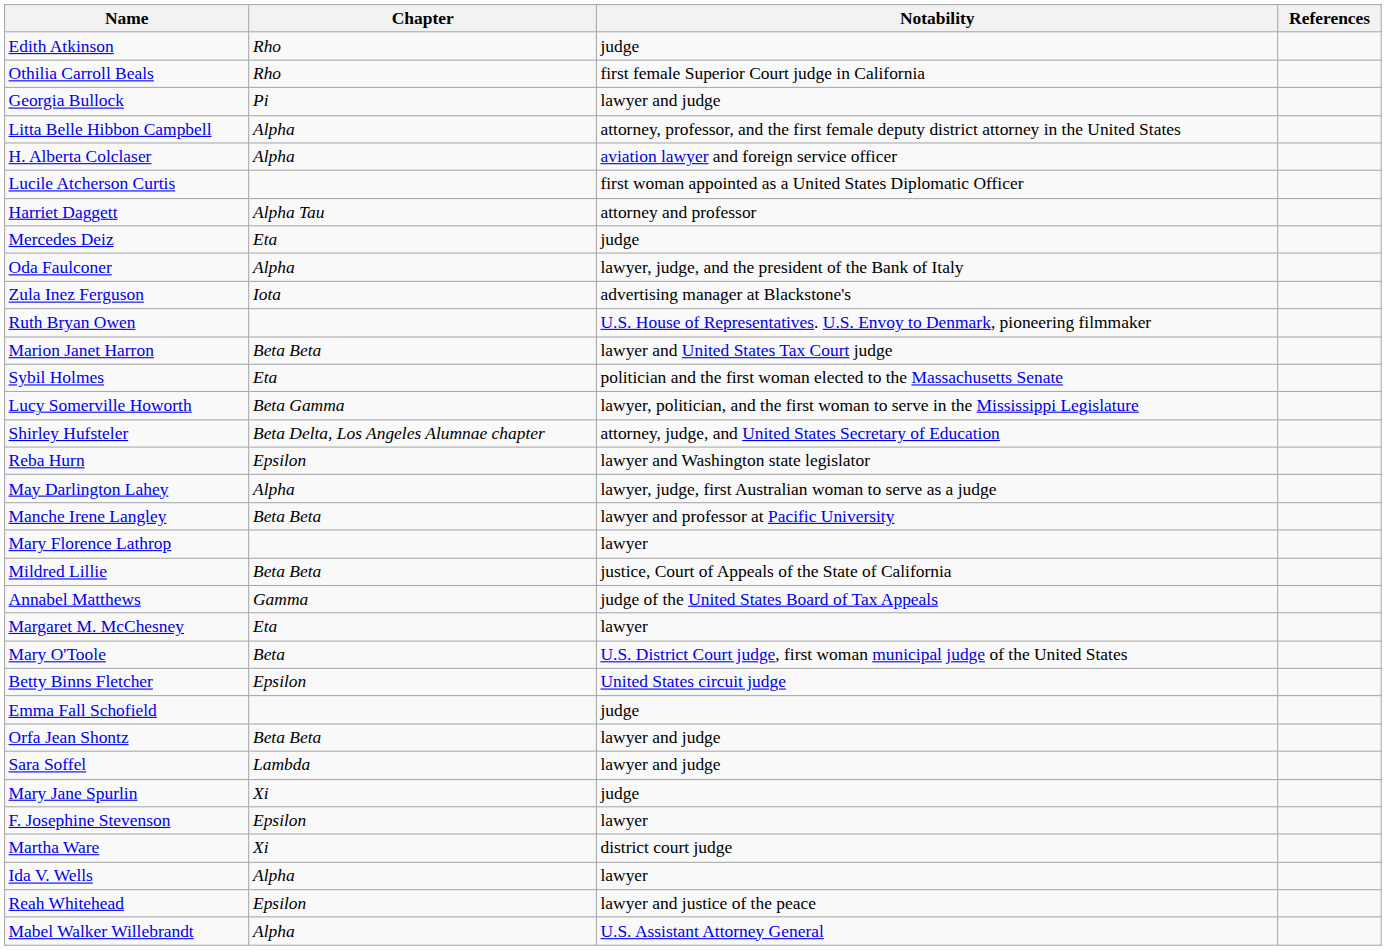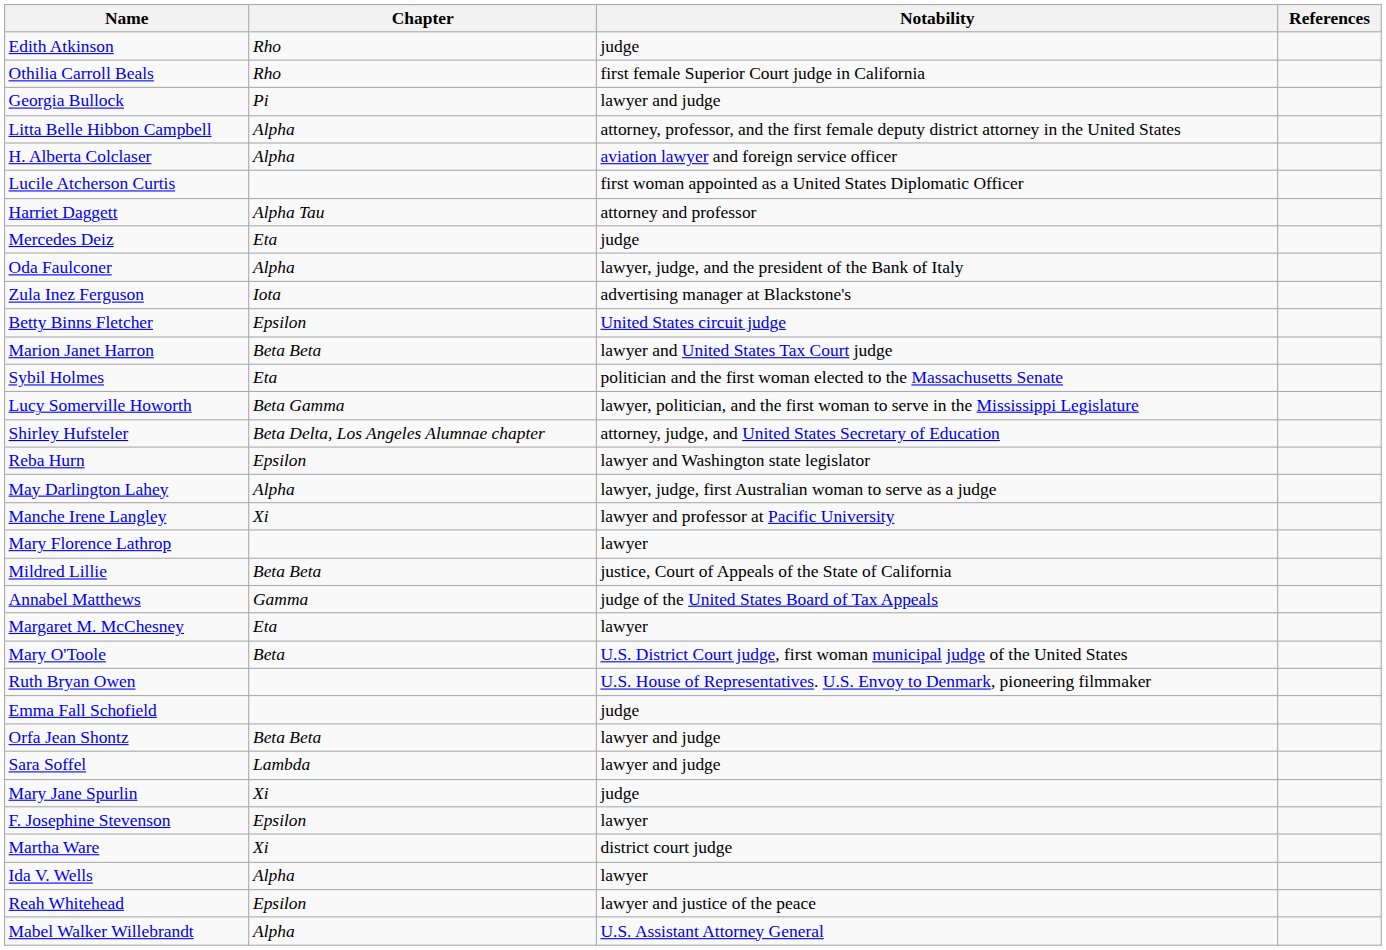rows swapped: (81, 682) <-> (72, 322)
(287, 516) Beta Beta -> (261, 516) Xi
